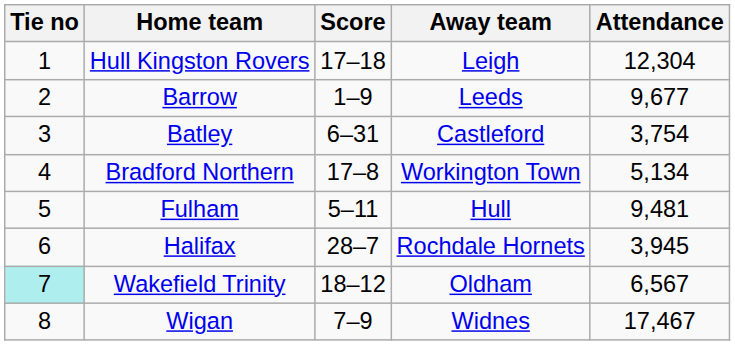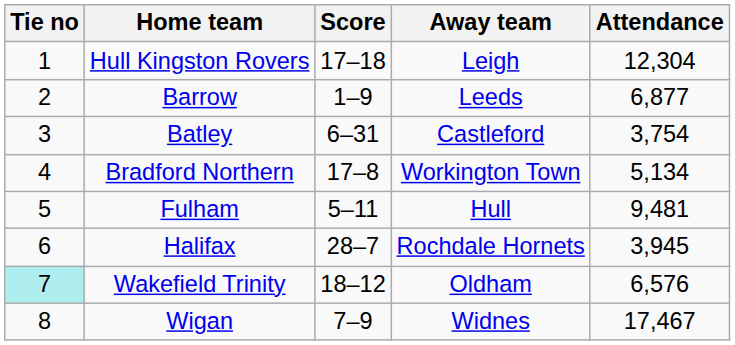(660, 97) 9,677 -> (660, 97) 6,877
(660, 284) 6,567 -> (660, 284) 6,576
